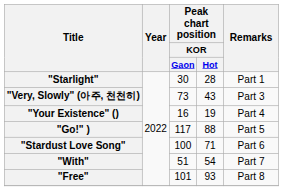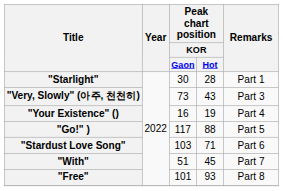(183, 145) 100 -> (183, 145) 103
(210, 161) 54 -> (210, 161) 45
